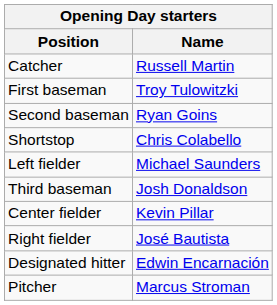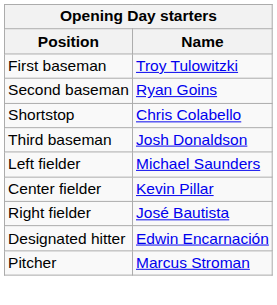- row: (35, 66)
rows swapped: (60, 189) <-> (44, 164)
